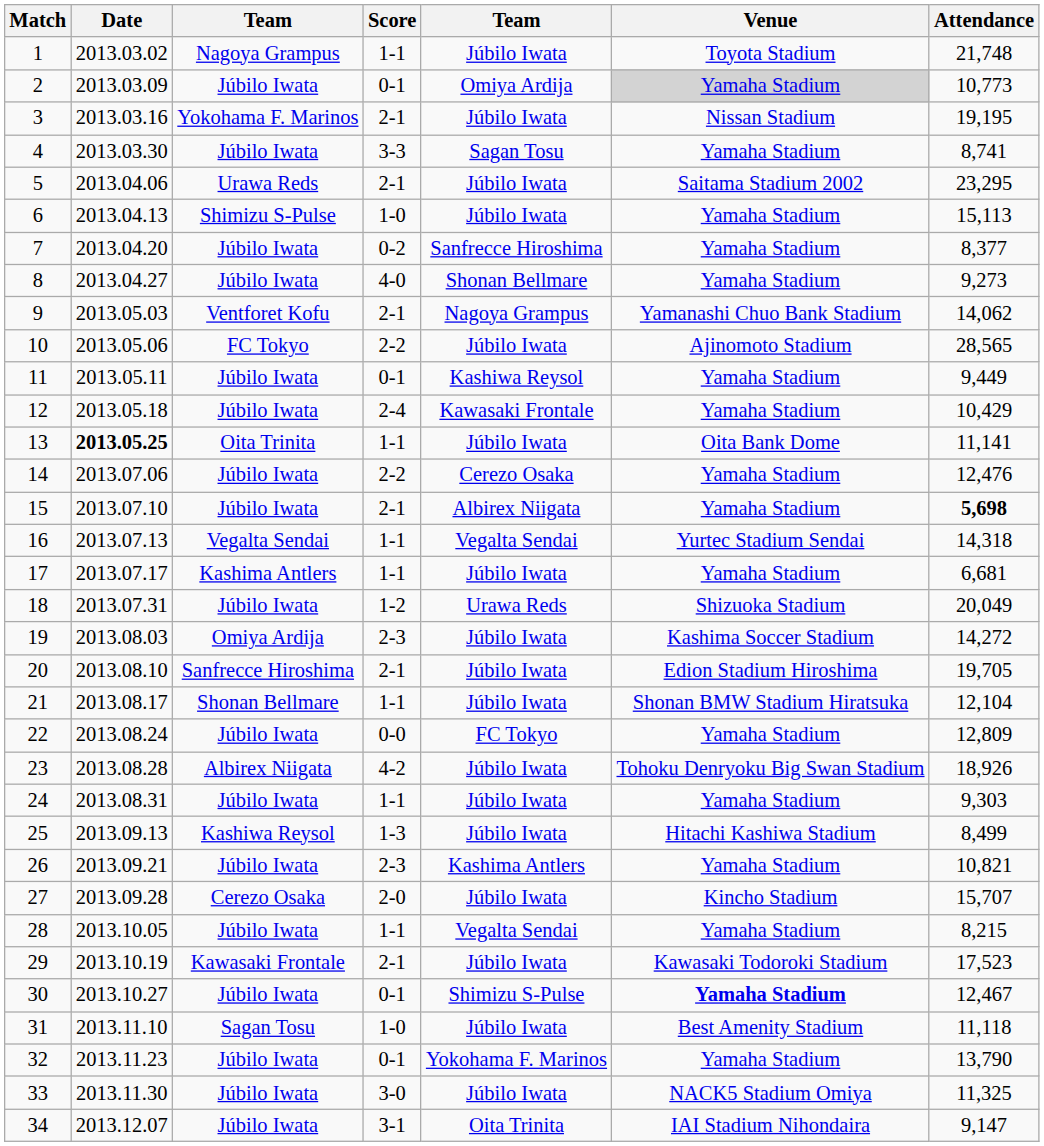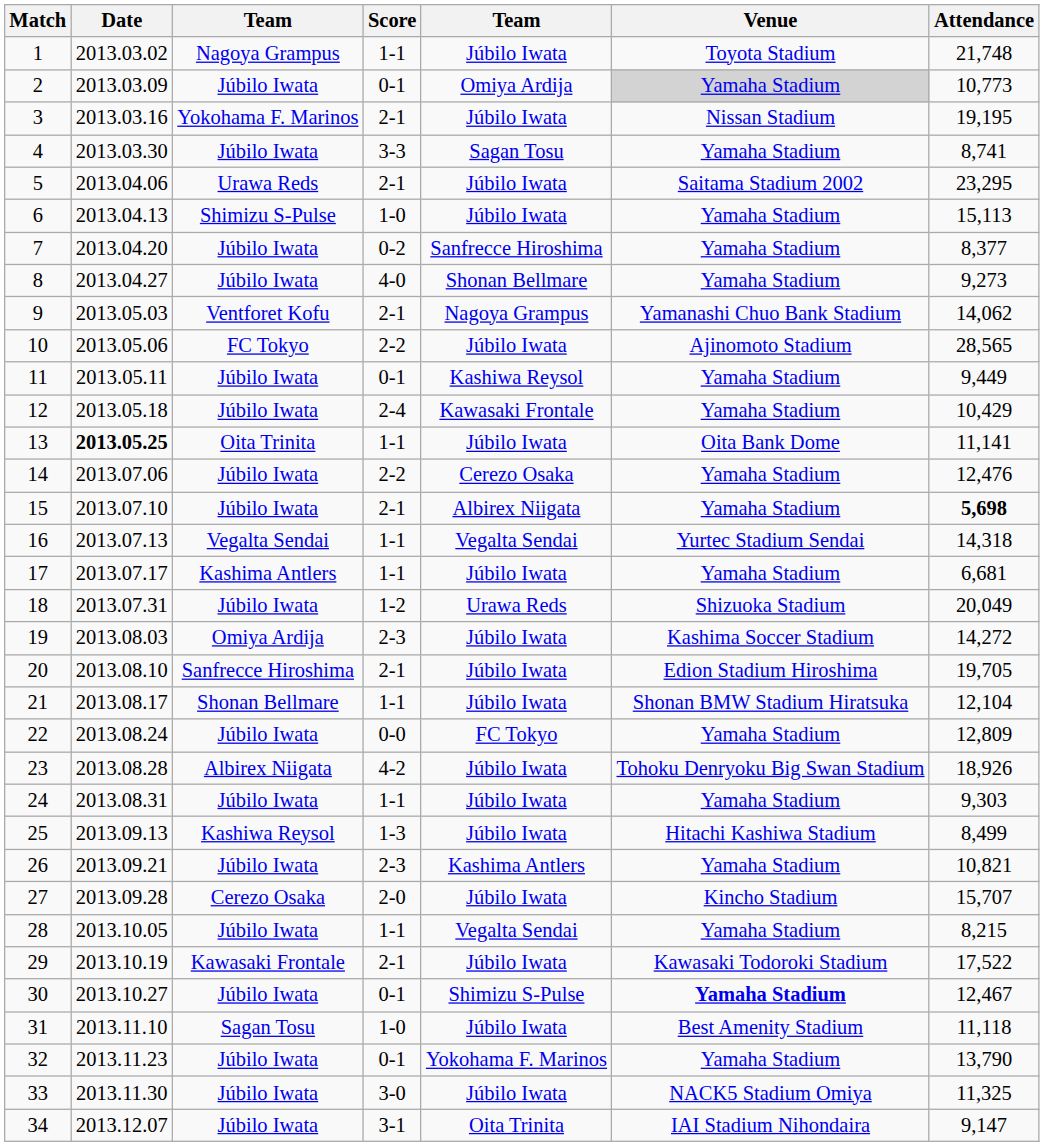(984, 962) 17,523 -> (984, 962) 17,522
